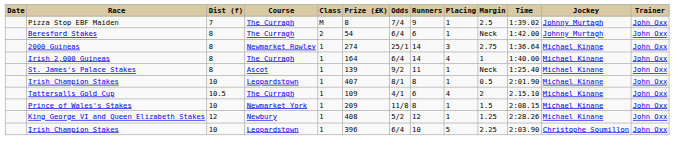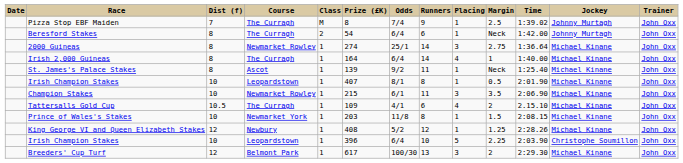+ row: (60, 94)
(351, 105) 209 -> (351, 117) 203
+ row: (67, 153)
